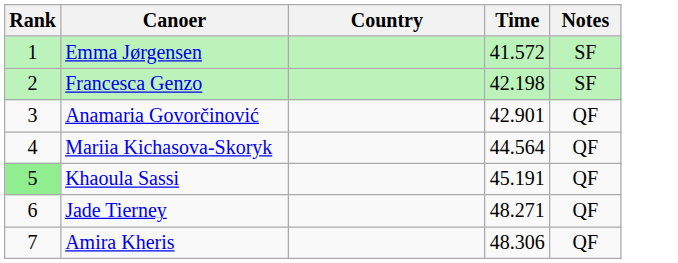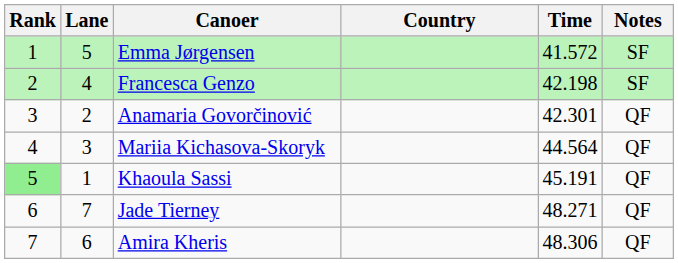+ column: (87, 20)
(517, 115) 42.901 -> (570, 115) 42.301
